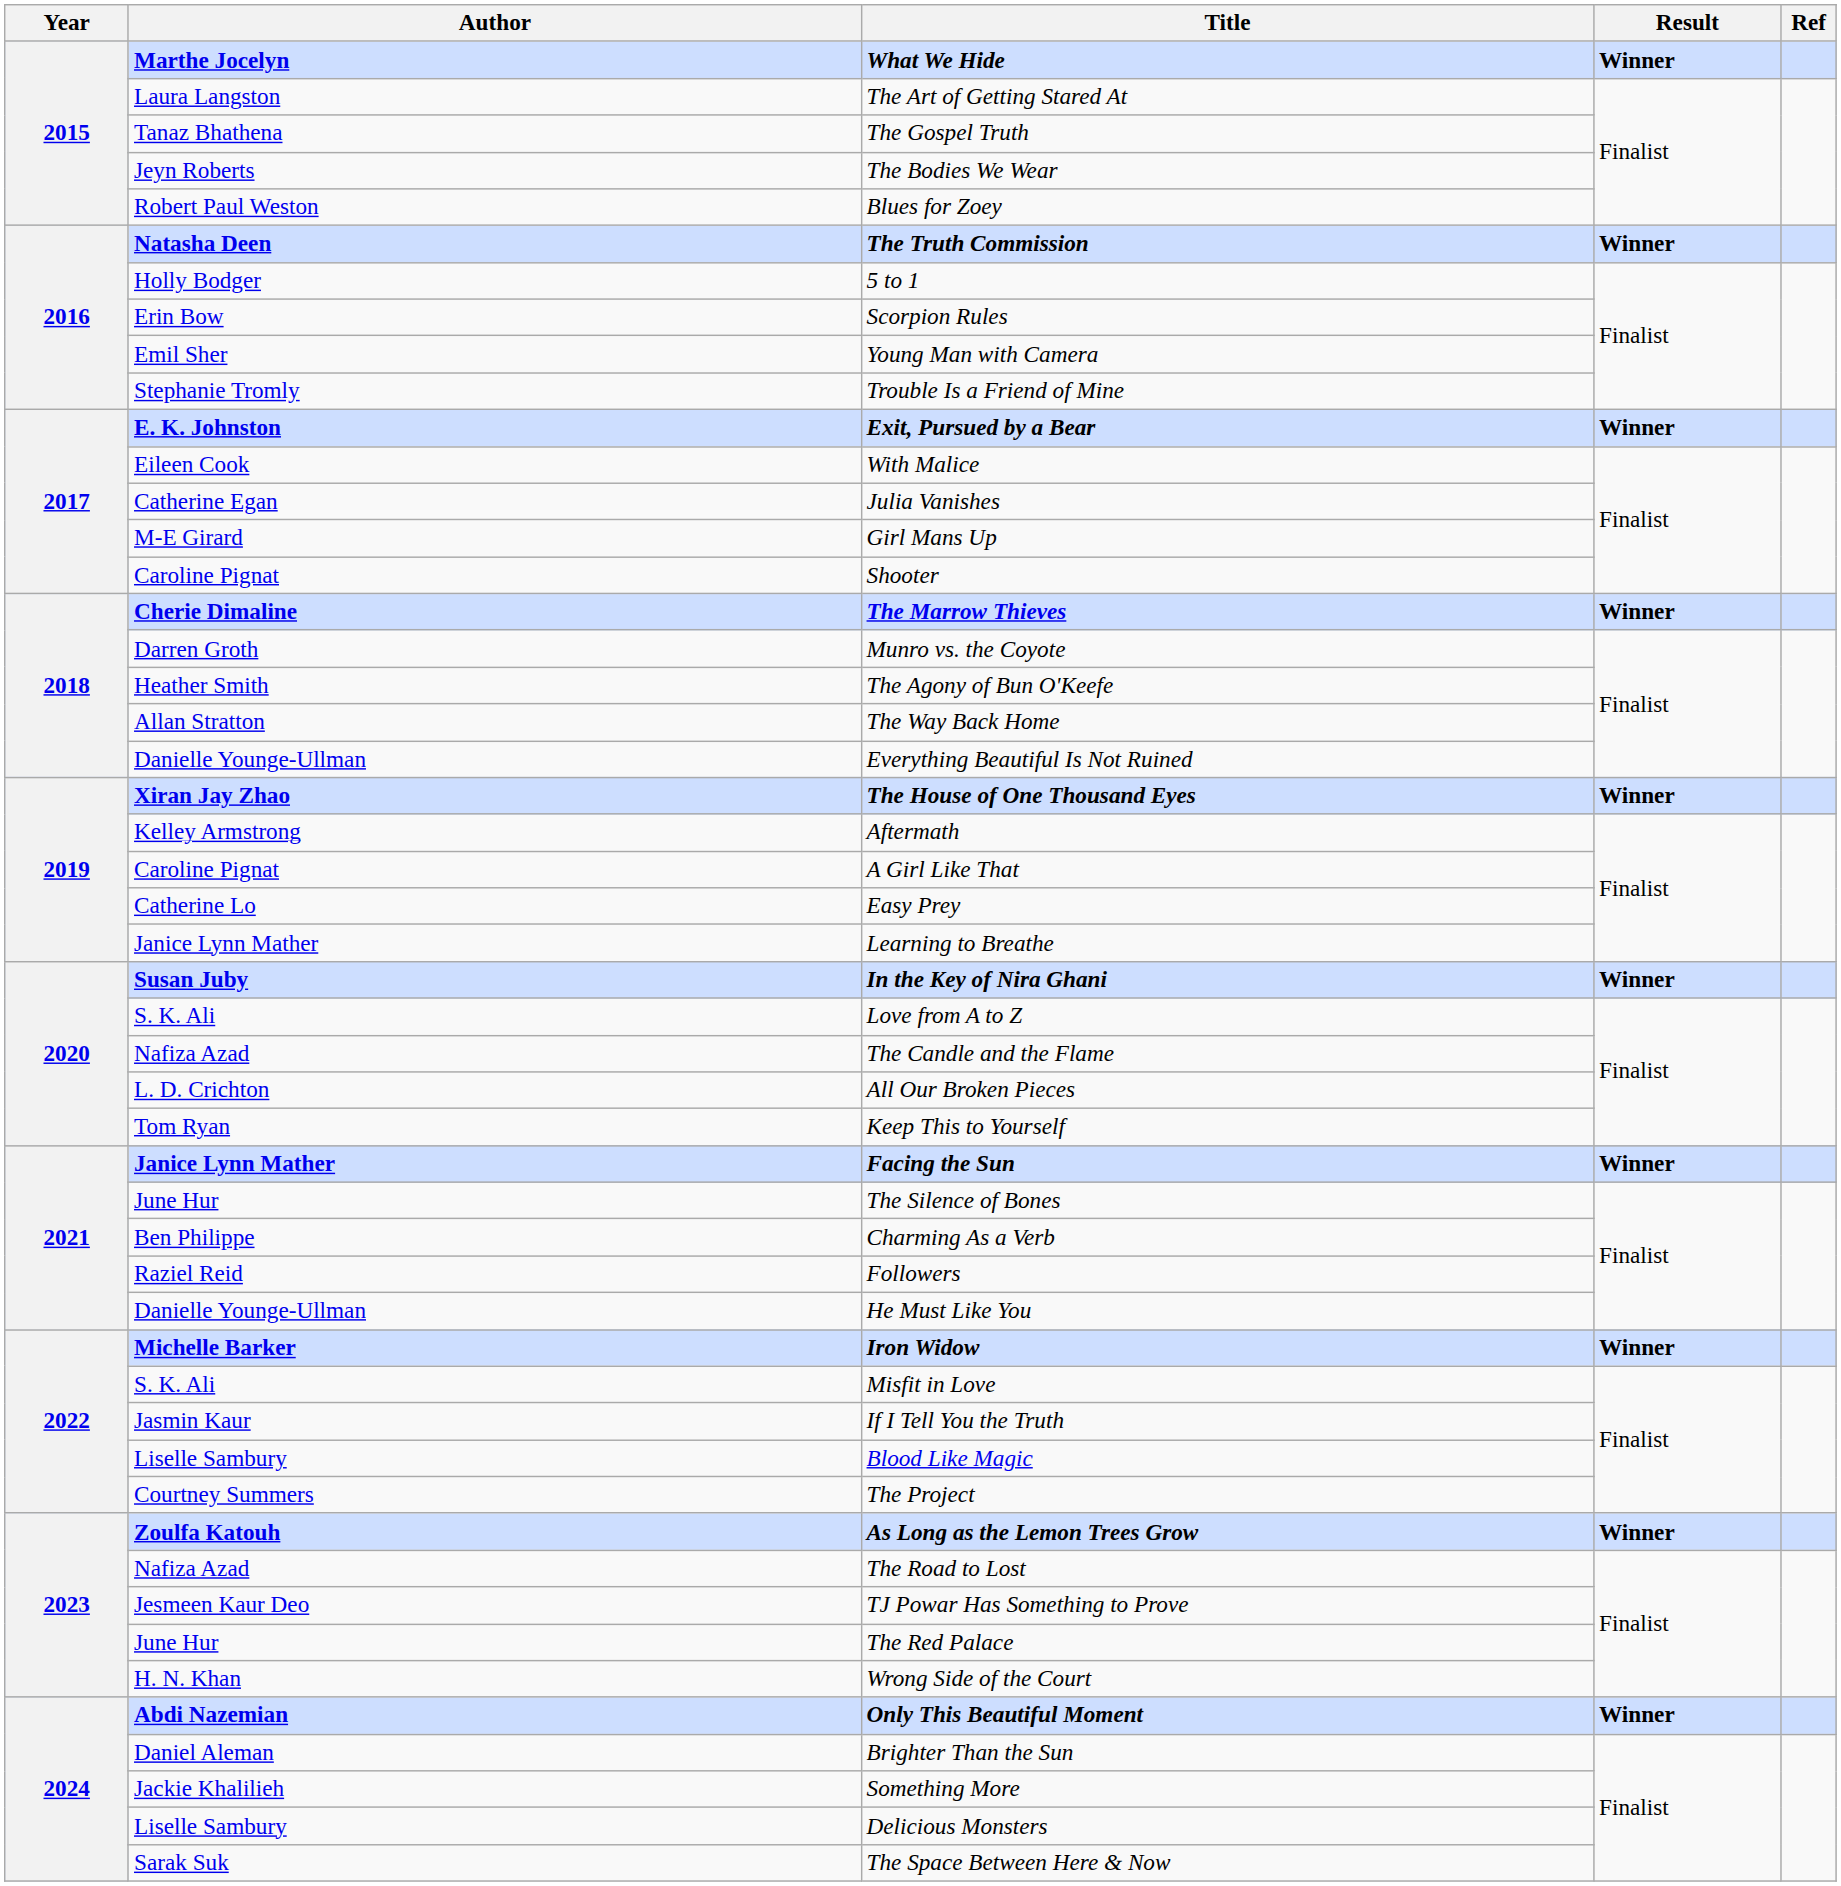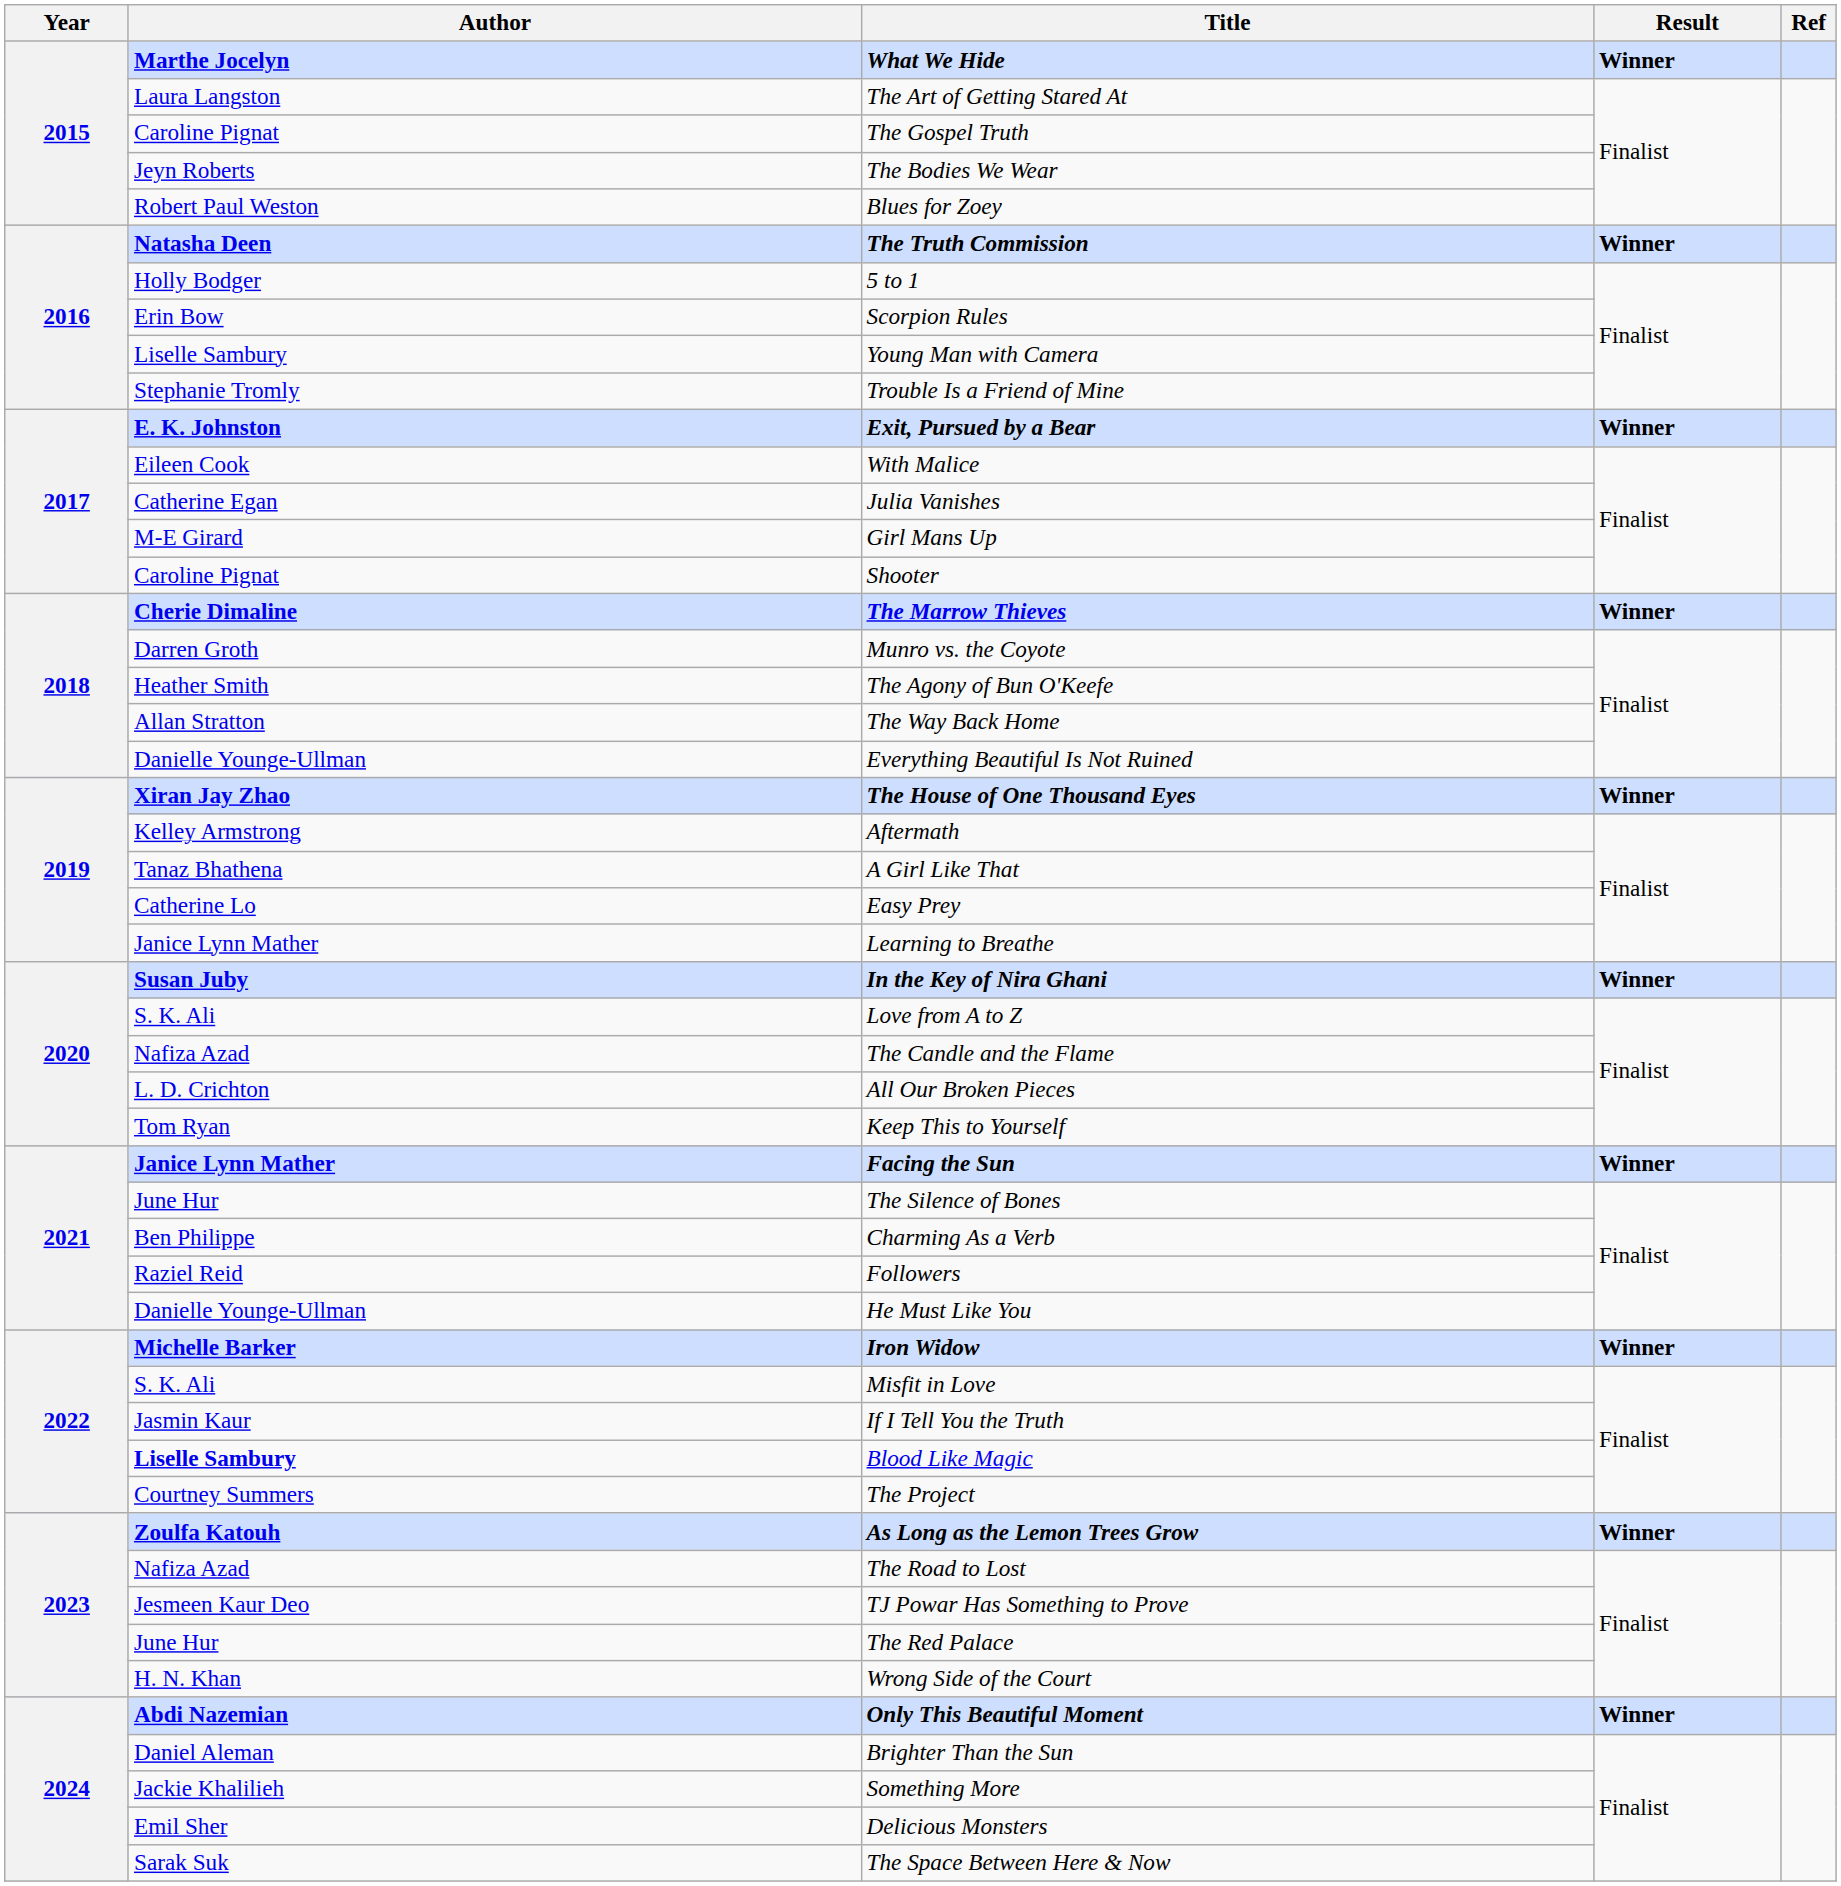(208, 133) Tanaz Bhathena -> (207, 133) Caroline Pignat
(181, 354) Emil Sher -> (210, 354) Liselle Sambury
(207, 869) Caroline Pignat -> (208, 869) Tanaz Bhathena
(210, 1457) normal -> (215, 1457) bold
(210, 1825) Liselle Sambury -> (181, 1825) Emil Sher
